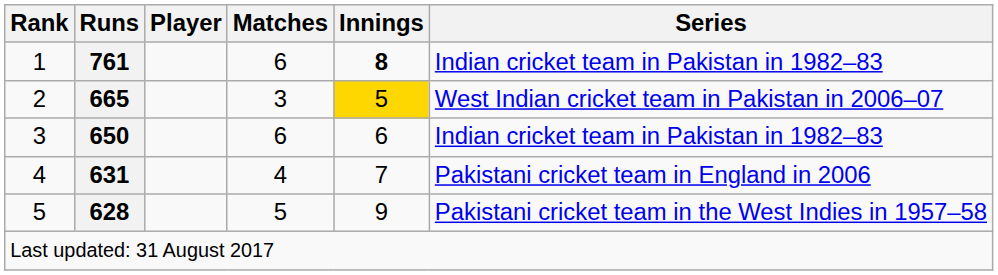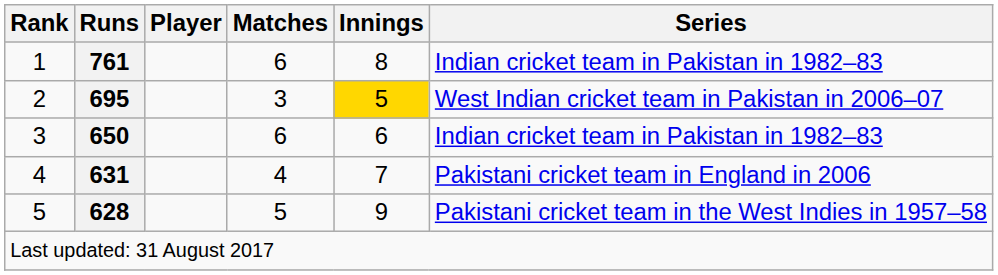(381, 61) bold -> (381, 61) normal
(109, 99) 665 -> (109, 99) 695
